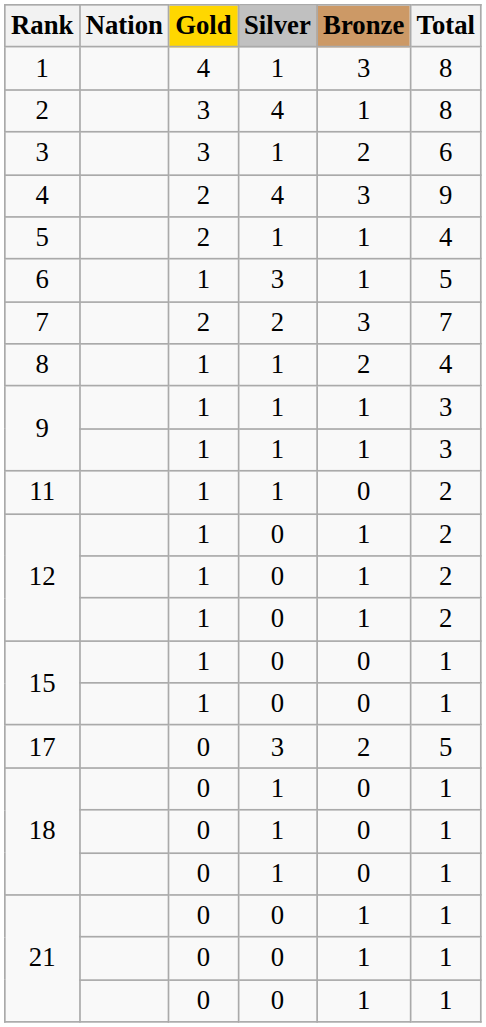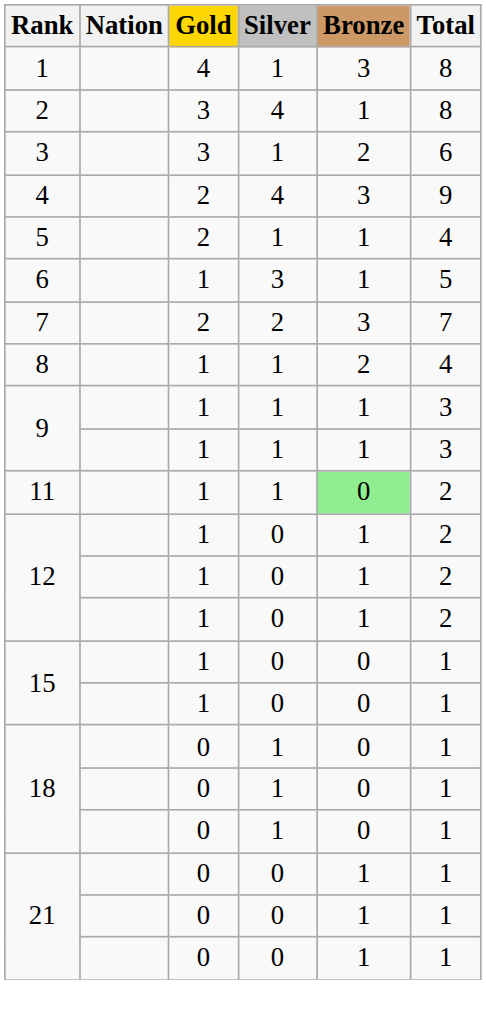(364, 491) no background -> (364, 491) lightgreen background
- row: (42, 746)
